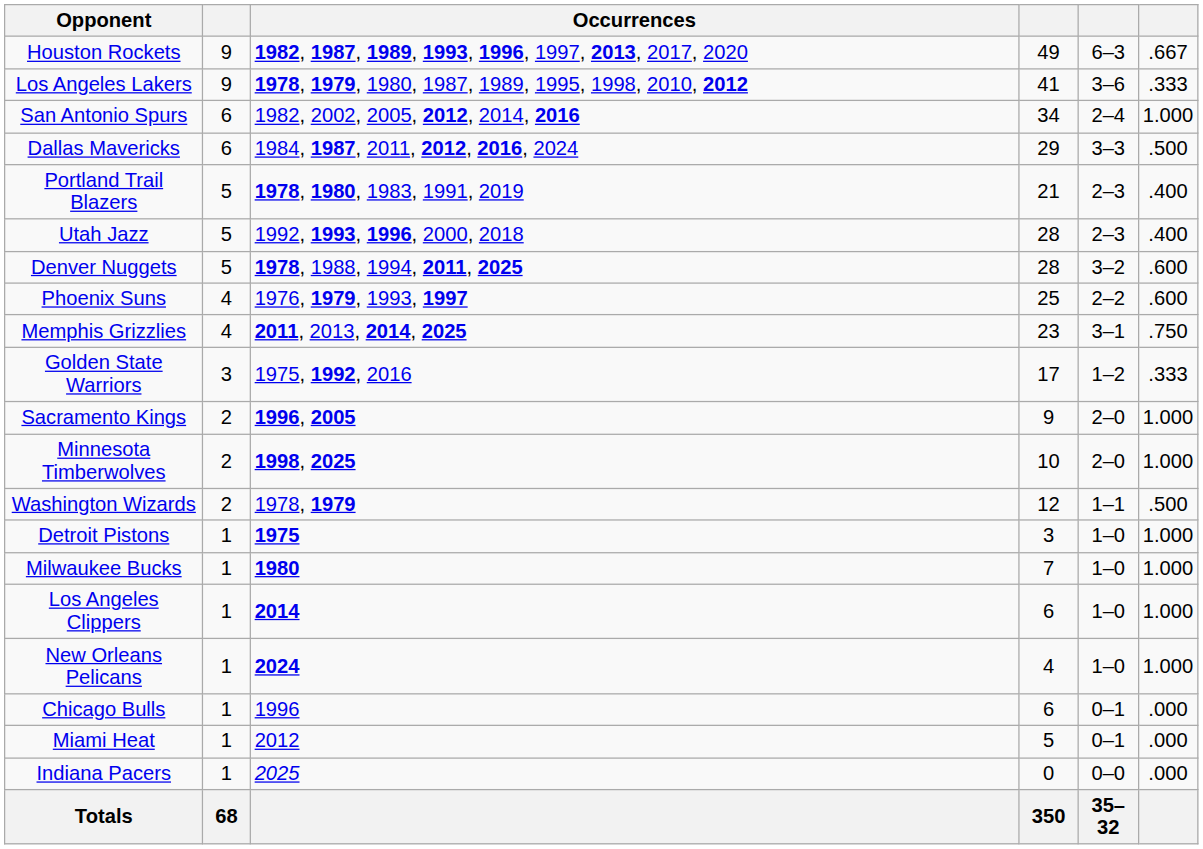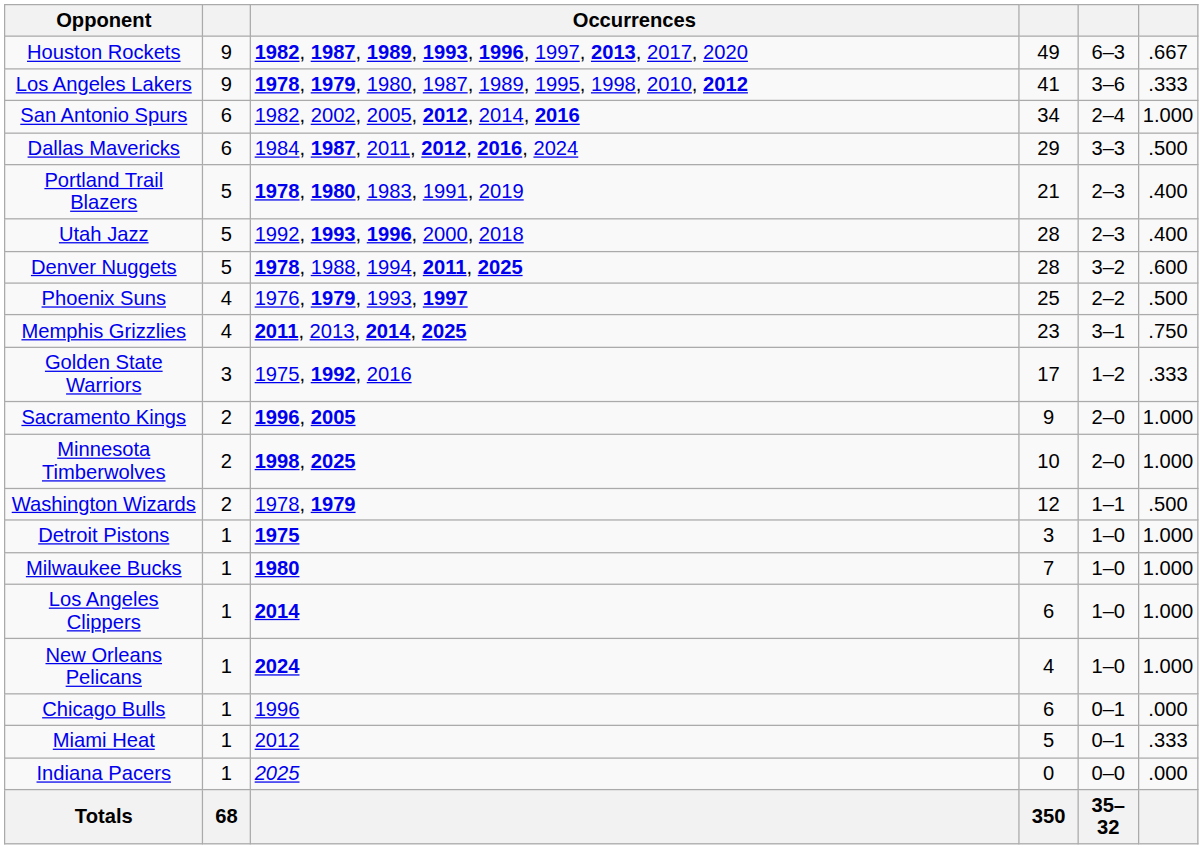(1168, 298) .600 -> (1168, 298) .500
(1168, 741) .000 -> (1168, 741) .333
